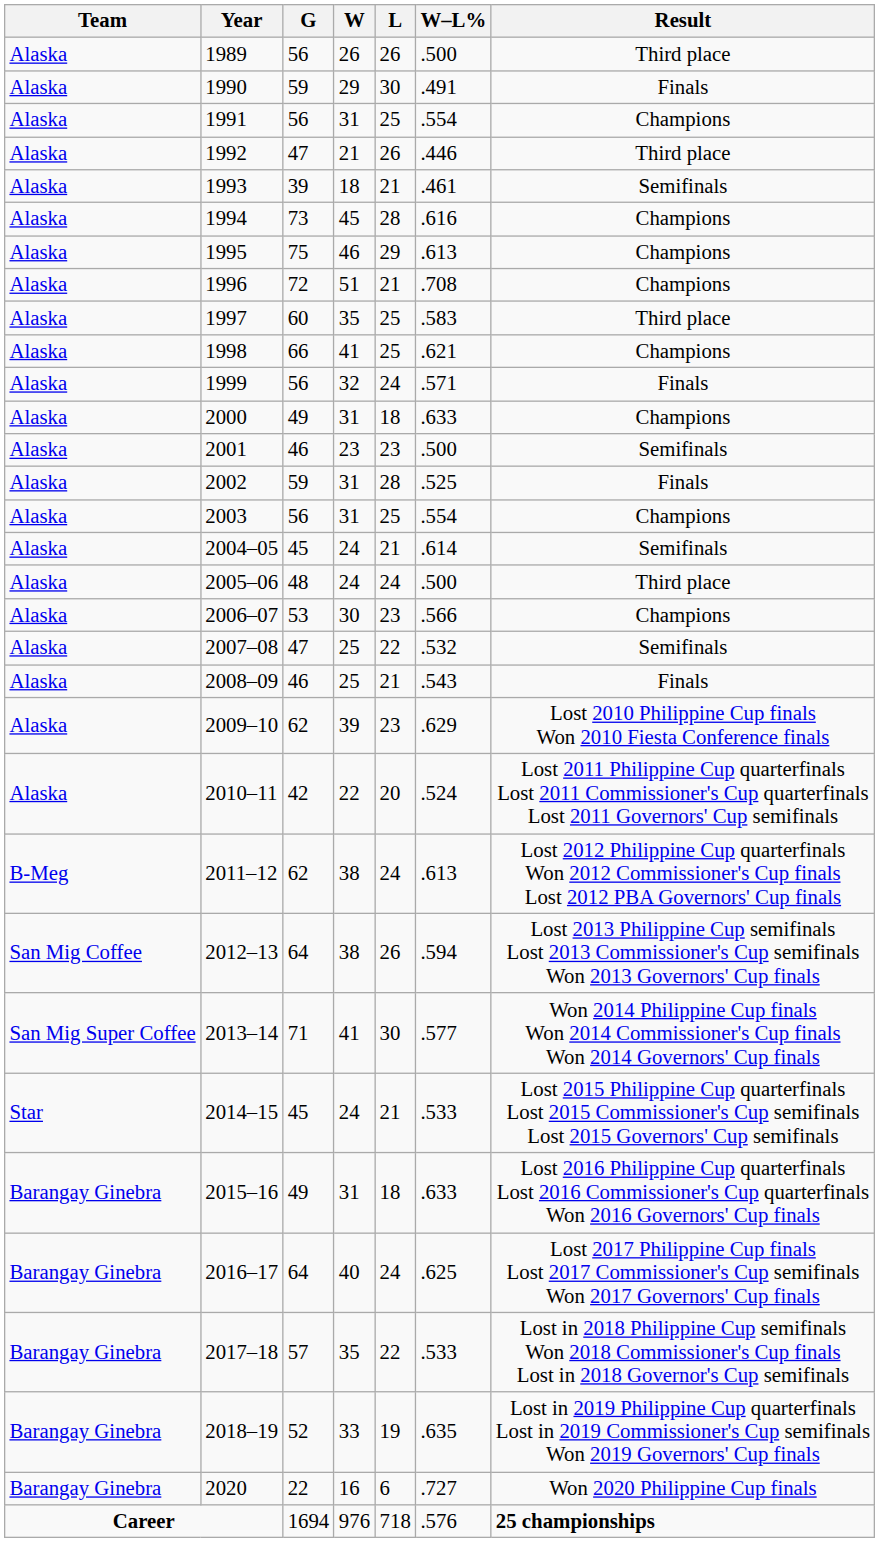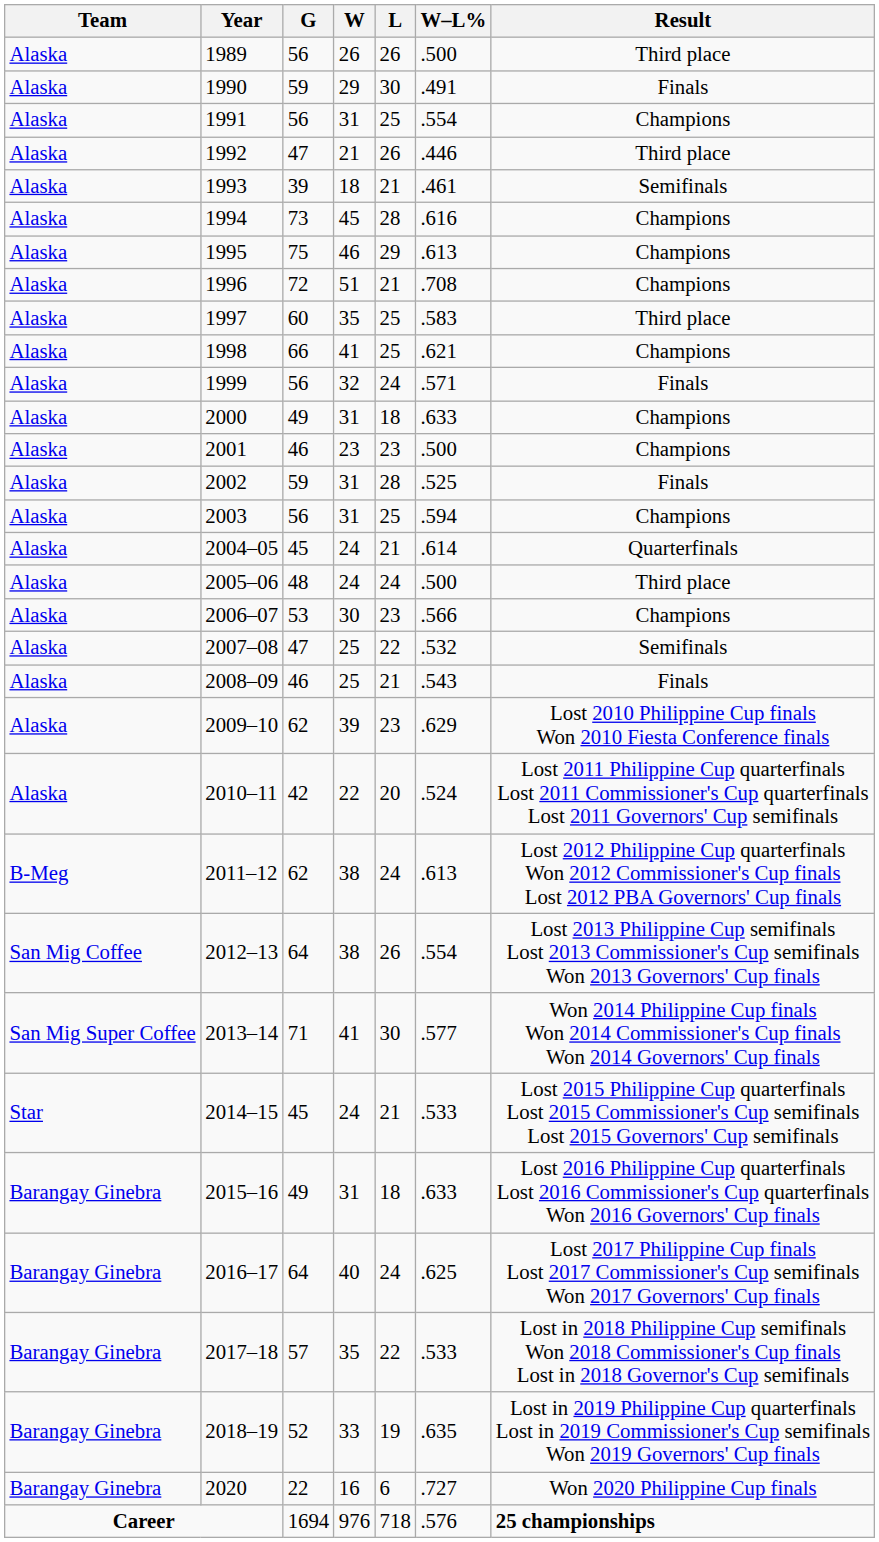(683, 449) Semifinals -> (683, 449) Champions
(439, 515) .554 -> (439, 515) .594
(683, 548) Semifinals -> (683, 548) Quarterfinals
(439, 953) .594 -> (439, 953) .554
